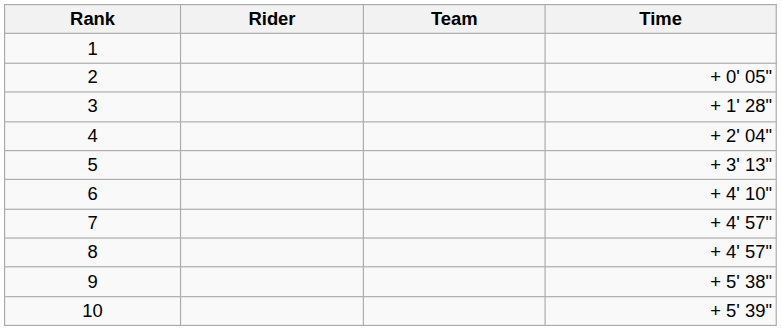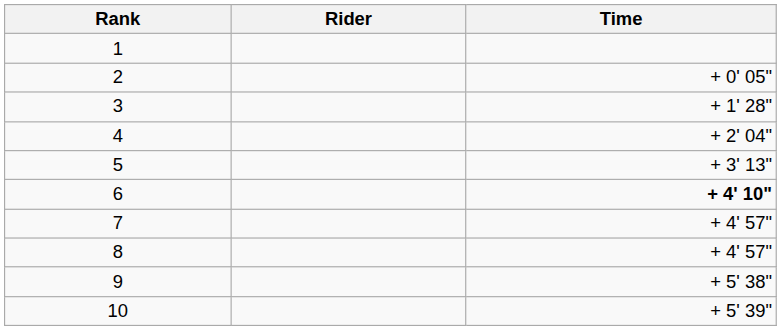- column: (454, 19)
(741, 194) normal -> (740, 194) bold
